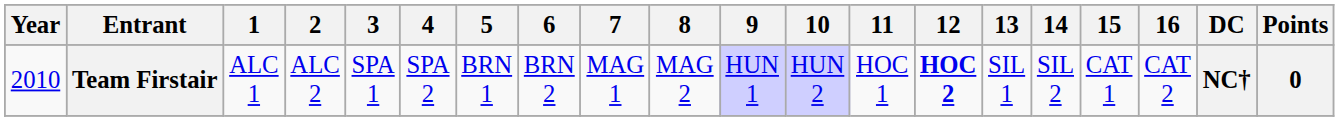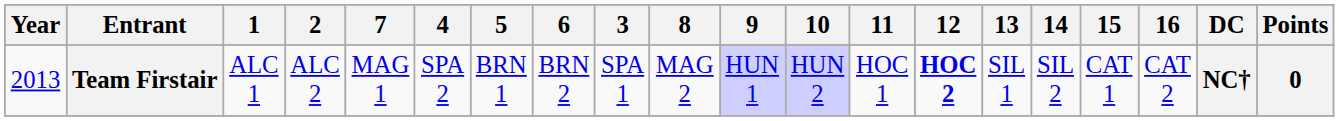columns swapped: (373, 24) <-> (615, 24)
(36, 79) 2010 -> (36, 79) 2013
